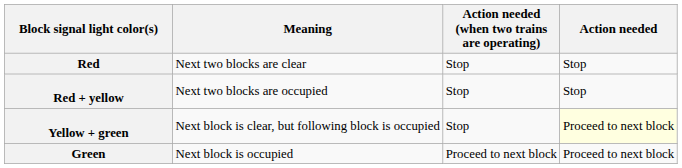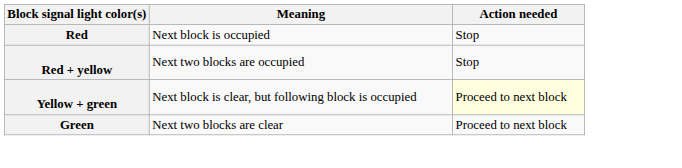- column: (501, 29)
(241, 63) Next two blocks are clear -> (211, 34) Next block is occupied
(234, 153) Next block is occupied -> (218, 124) Next two blocks are clear
